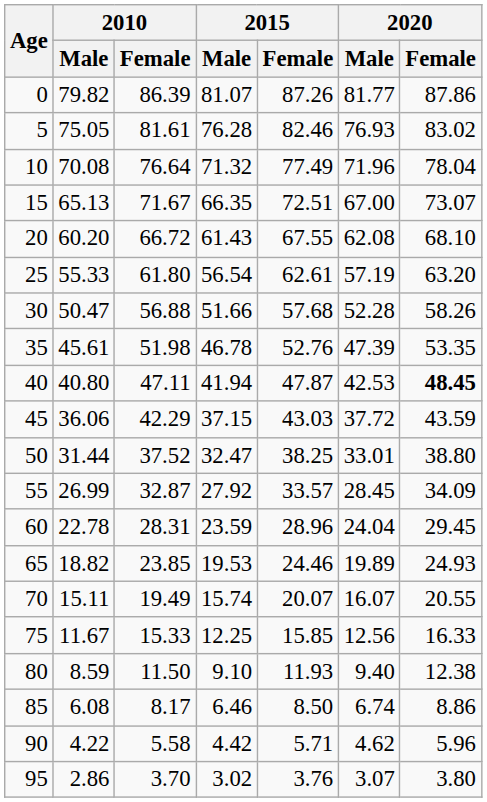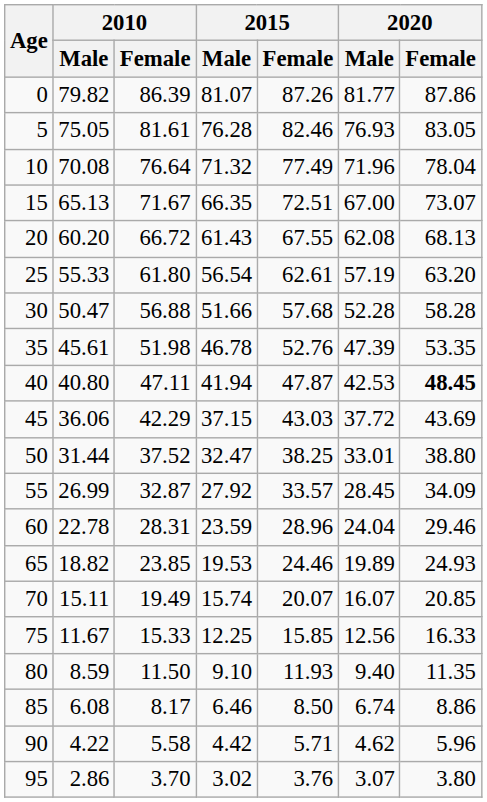(450, 130) 83.02 -> (450, 130) 83.05
(450, 238) 68.10 -> (450, 238) 68.13
(450, 310) 58.26 -> (450, 310) 58.28
(450, 418) 43.59 -> (450, 418) 43.69
(450, 526) 29.45 -> (450, 526) 29.46
(450, 599) 20.55 -> (450, 599) 20.85
(450, 671) 12.38 -> (451, 671) 11.35
